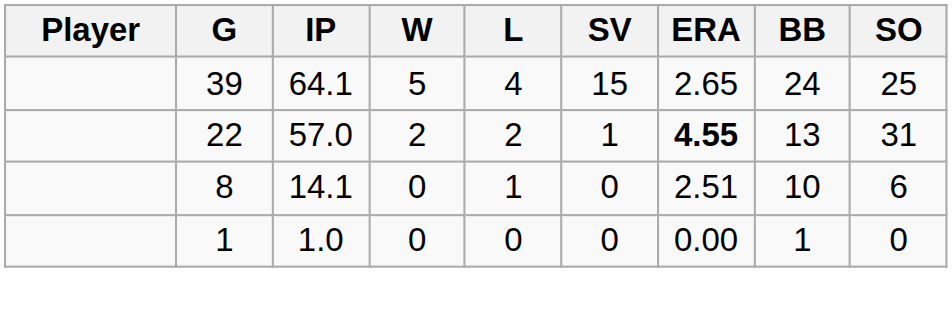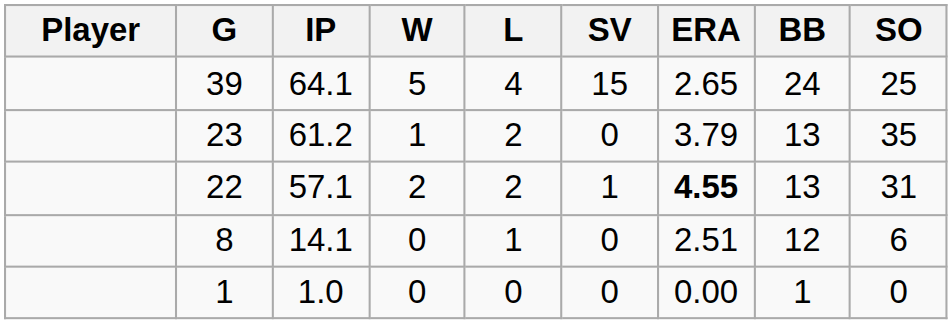+ row: (224, 135)
(321, 135) 57.0 -> (321, 187) 57.1
(802, 187) 10 -> (802, 239) 12
